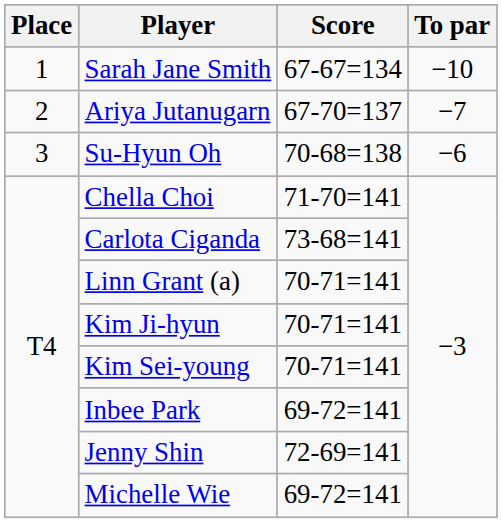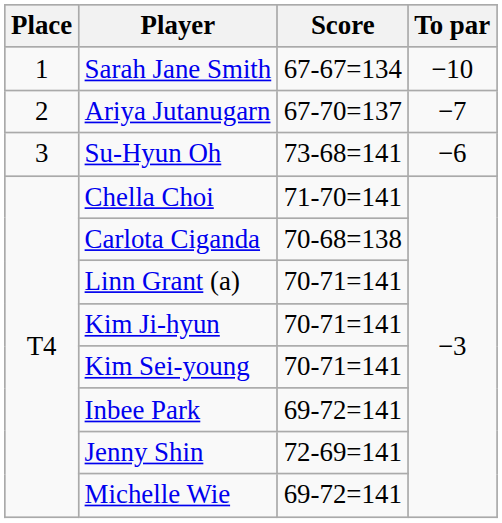(343, 153) 70-68=138 -> (343, 153) 73-68=141
(343, 238) 73-68=141 -> (343, 238) 70-68=138
